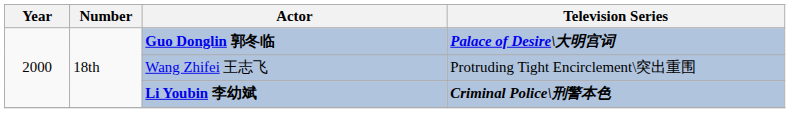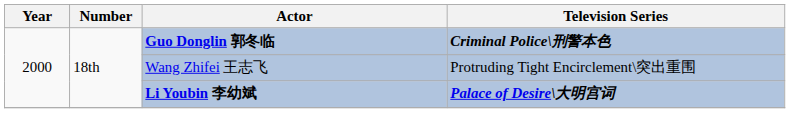(533, 40) Palace of Desire\大明宫词 -> (531, 40) Criminal Police\刑警本色
(531, 93) Criminal Police\刑警本色 -> (533, 93) Palace of Desire\大明宫词
